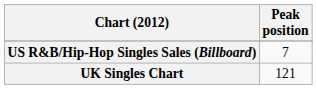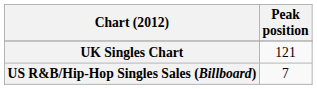rows swapped: (132, 52) <-> (132, 73)
